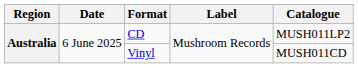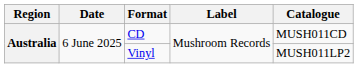(313, 33) MUSH011LP2 -> (311, 33) MUSH011CD
(311, 53) MUSH011CD -> (313, 53) MUSH011LP2
